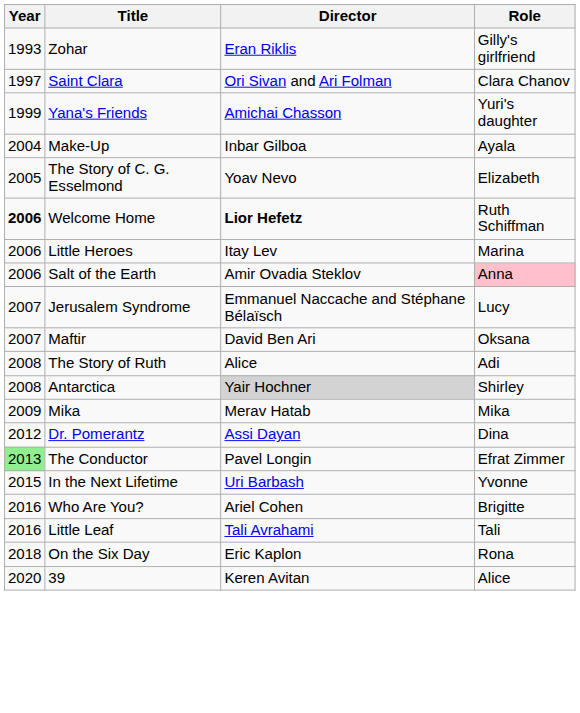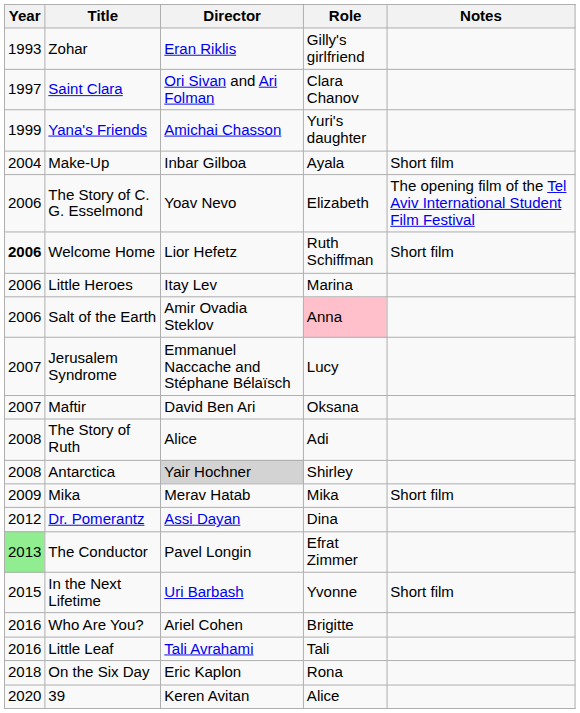+ column: (481, 16)
(25, 177) 2005 -> (25, 203) 2006
(263, 218) bold -> (201, 252) normal
